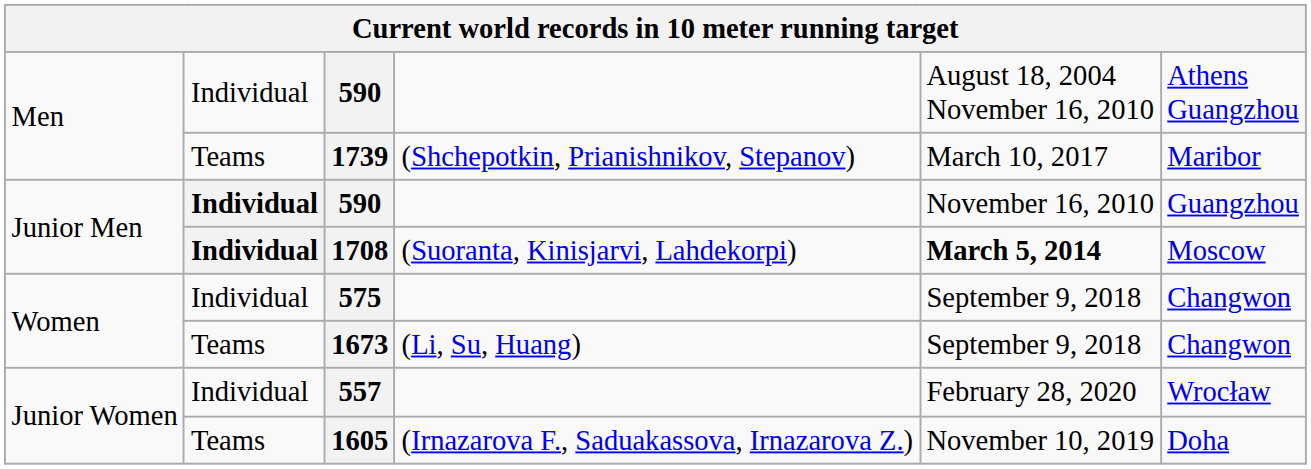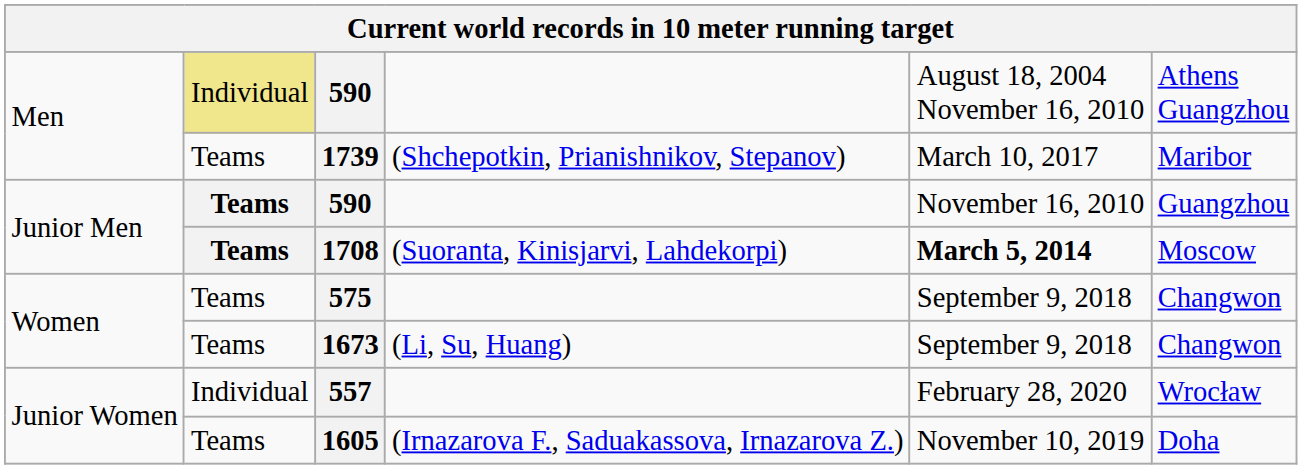(250, 92) no background -> (250, 92) khaki background
(254, 203) Individual -> (250, 203) Teams
(254, 250) Individual -> (250, 250) Teams
(250, 297) Individual -> (228, 297) Teams
